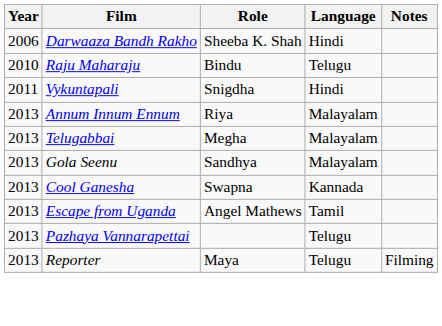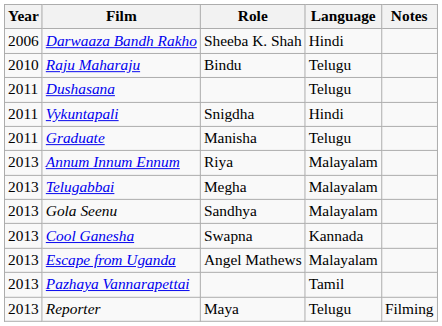+ row: (80, 89)
+ row: (75, 138)
(327, 211) Tamil -> (343, 260) Malayalam
(330, 235) Telugu -> (327, 284) Tamil
